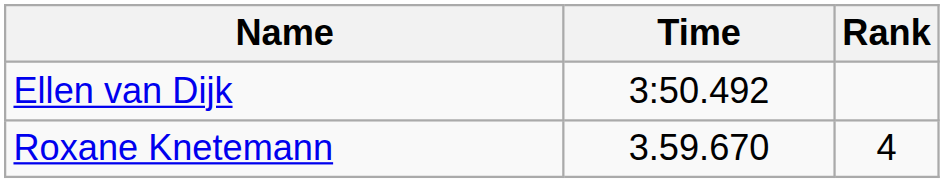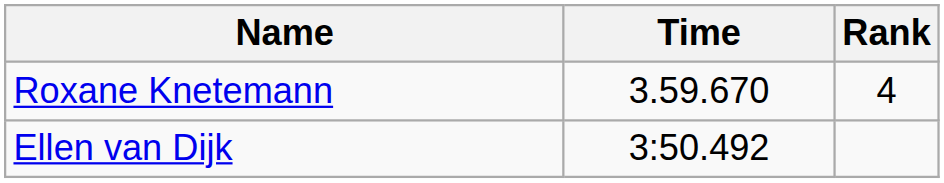rows swapped: (123, 90) <-> (173, 147)
